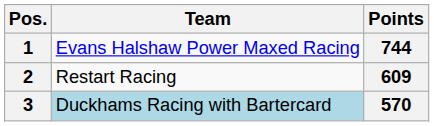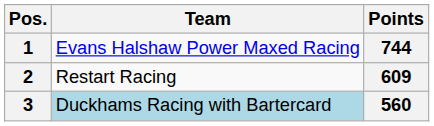(396, 105) 570 -> (396, 105) 560
